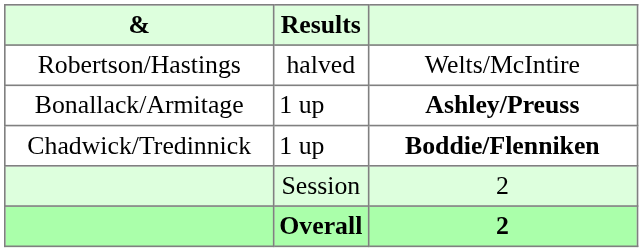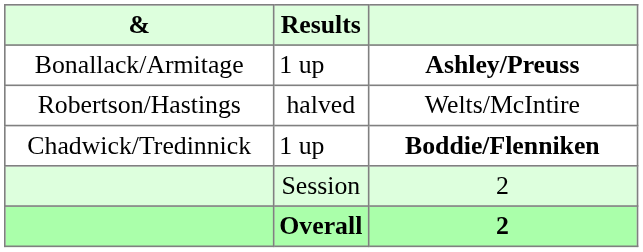rows swapped: (139, 105) <-> (139, 64)
